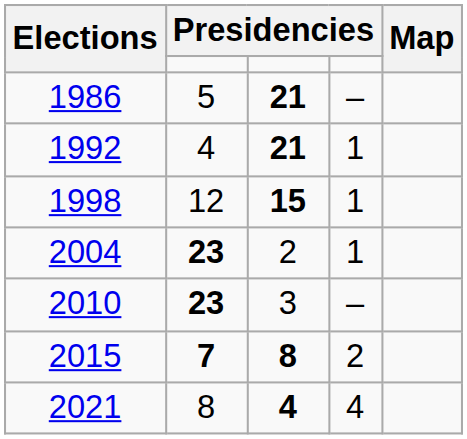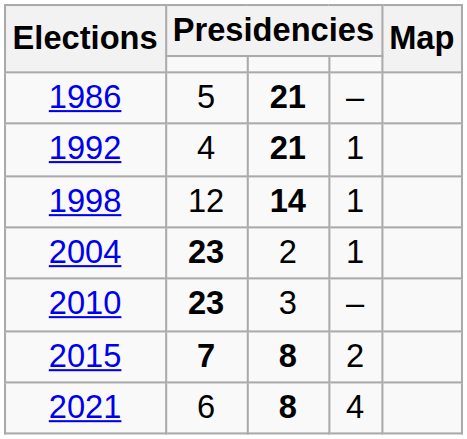(288, 200) 15 -> (288, 200) 14
(206, 407) 8 -> (206, 407) 6
(288, 407) 4 -> (288, 407) 8
